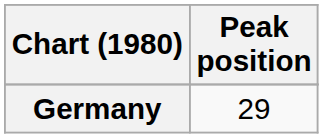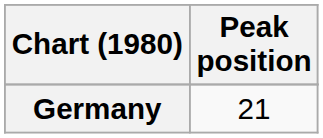(254, 108) 29 -> (254, 108) 21
